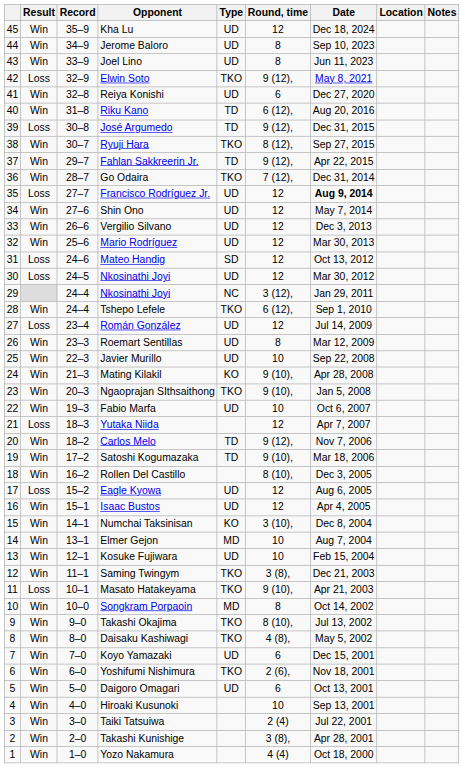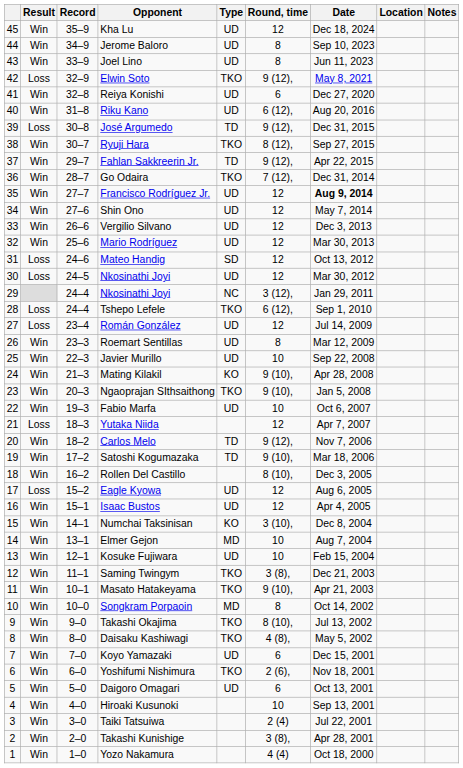(231, 111) TD -> (231, 111) UD
(39, 194) Loss -> (39, 194) Win
(39, 309) Win -> (39, 309) Loss
(39, 590) Loss -> (39, 590) Win
